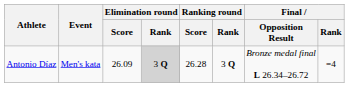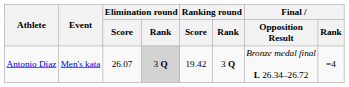(122, 64) 26.09 -> (122, 64) 26.07
(196, 64) 26.28 -> (196, 64) 19.42
